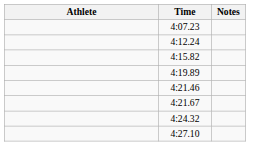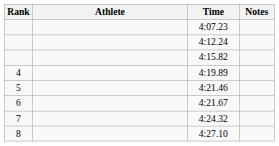+ column: (19, 12)
